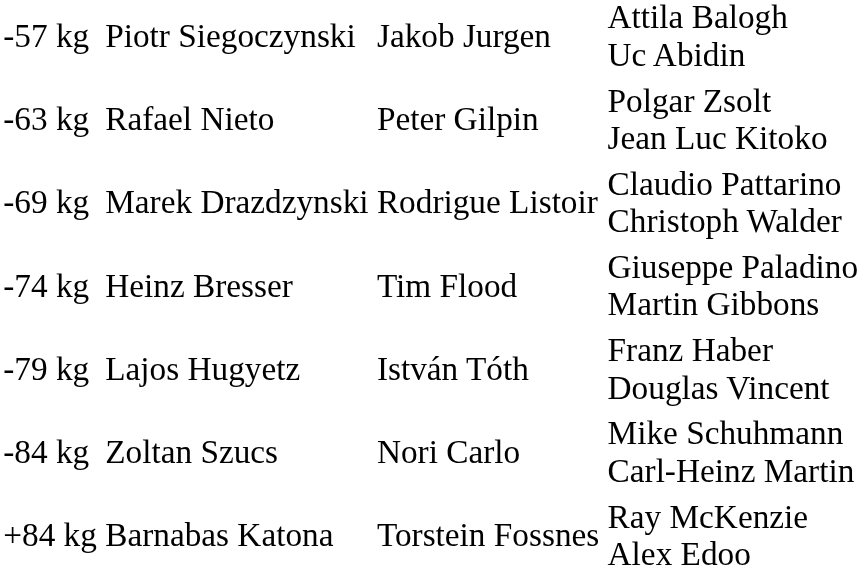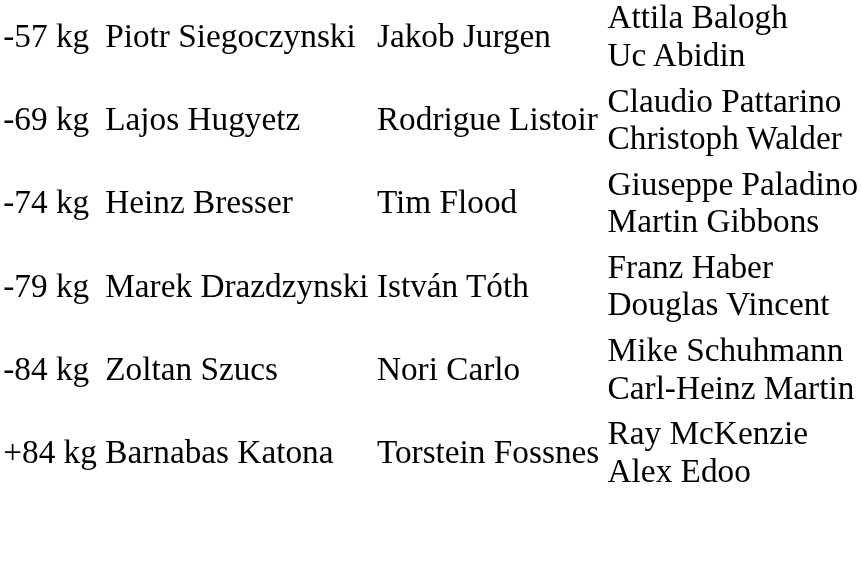- row: (46, 119)
(237, 202) Marek Drazdzynski -> (203, 119) Lajos Hugyetz
(203, 368) Lajos Hugyetz -> (237, 285) Marek Drazdzynski
